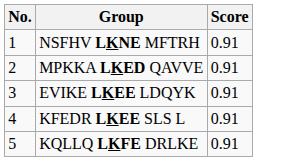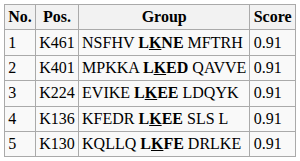+ column: (57, 17)
